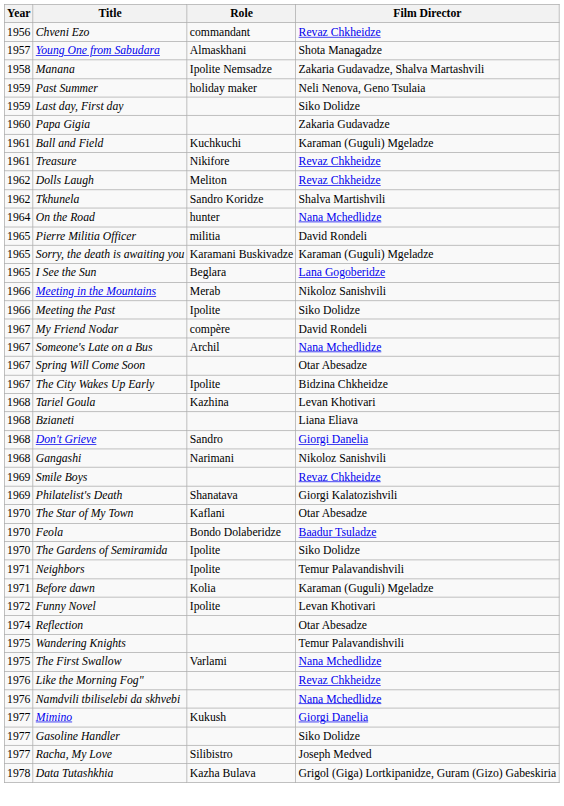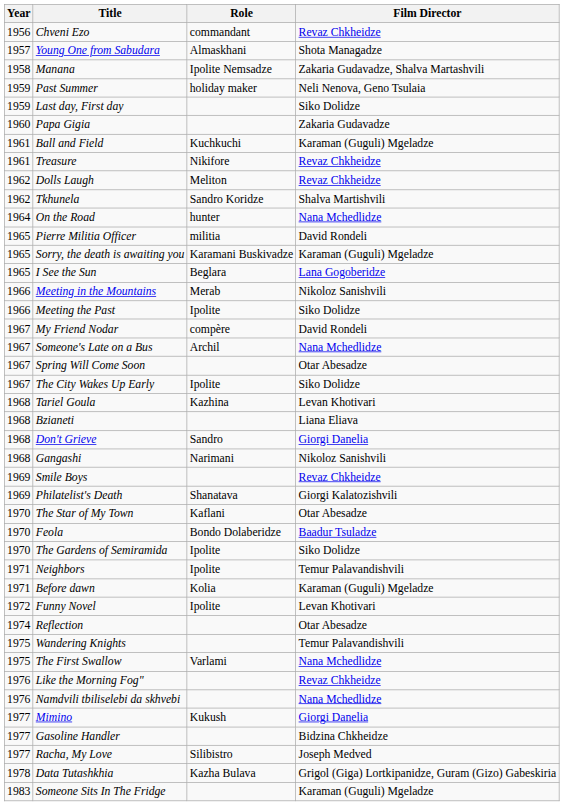(343, 384) Bidzina Chkheidze -> (329, 384) Siko Dolidze
(329, 736) Siko Dolidze -> (343, 736) Bidzina Chkheidze
+ row: (101, 791)
